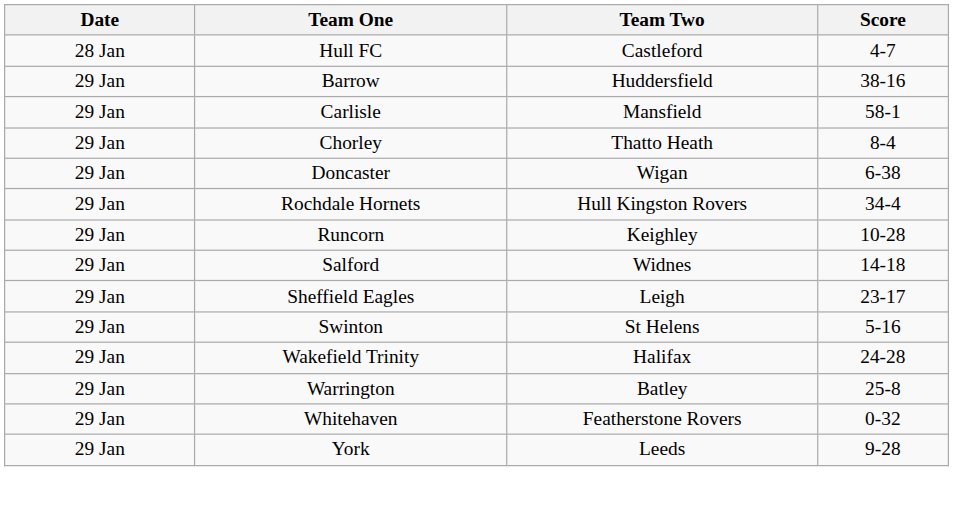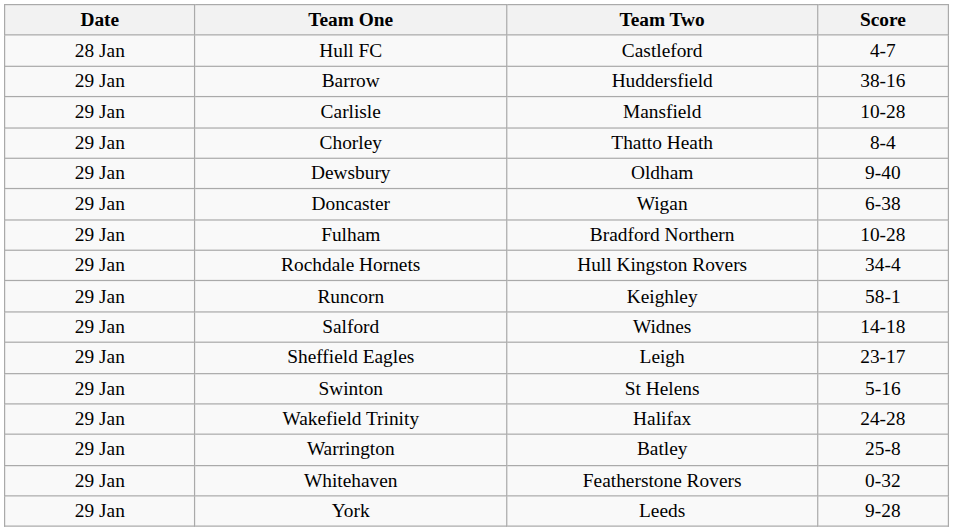(883, 111) 58-1 -> (883, 111) 10-28
+ row: (351, 173)
+ row: (351, 234)
(883, 234) 10-28 -> (883, 296) 58-1
